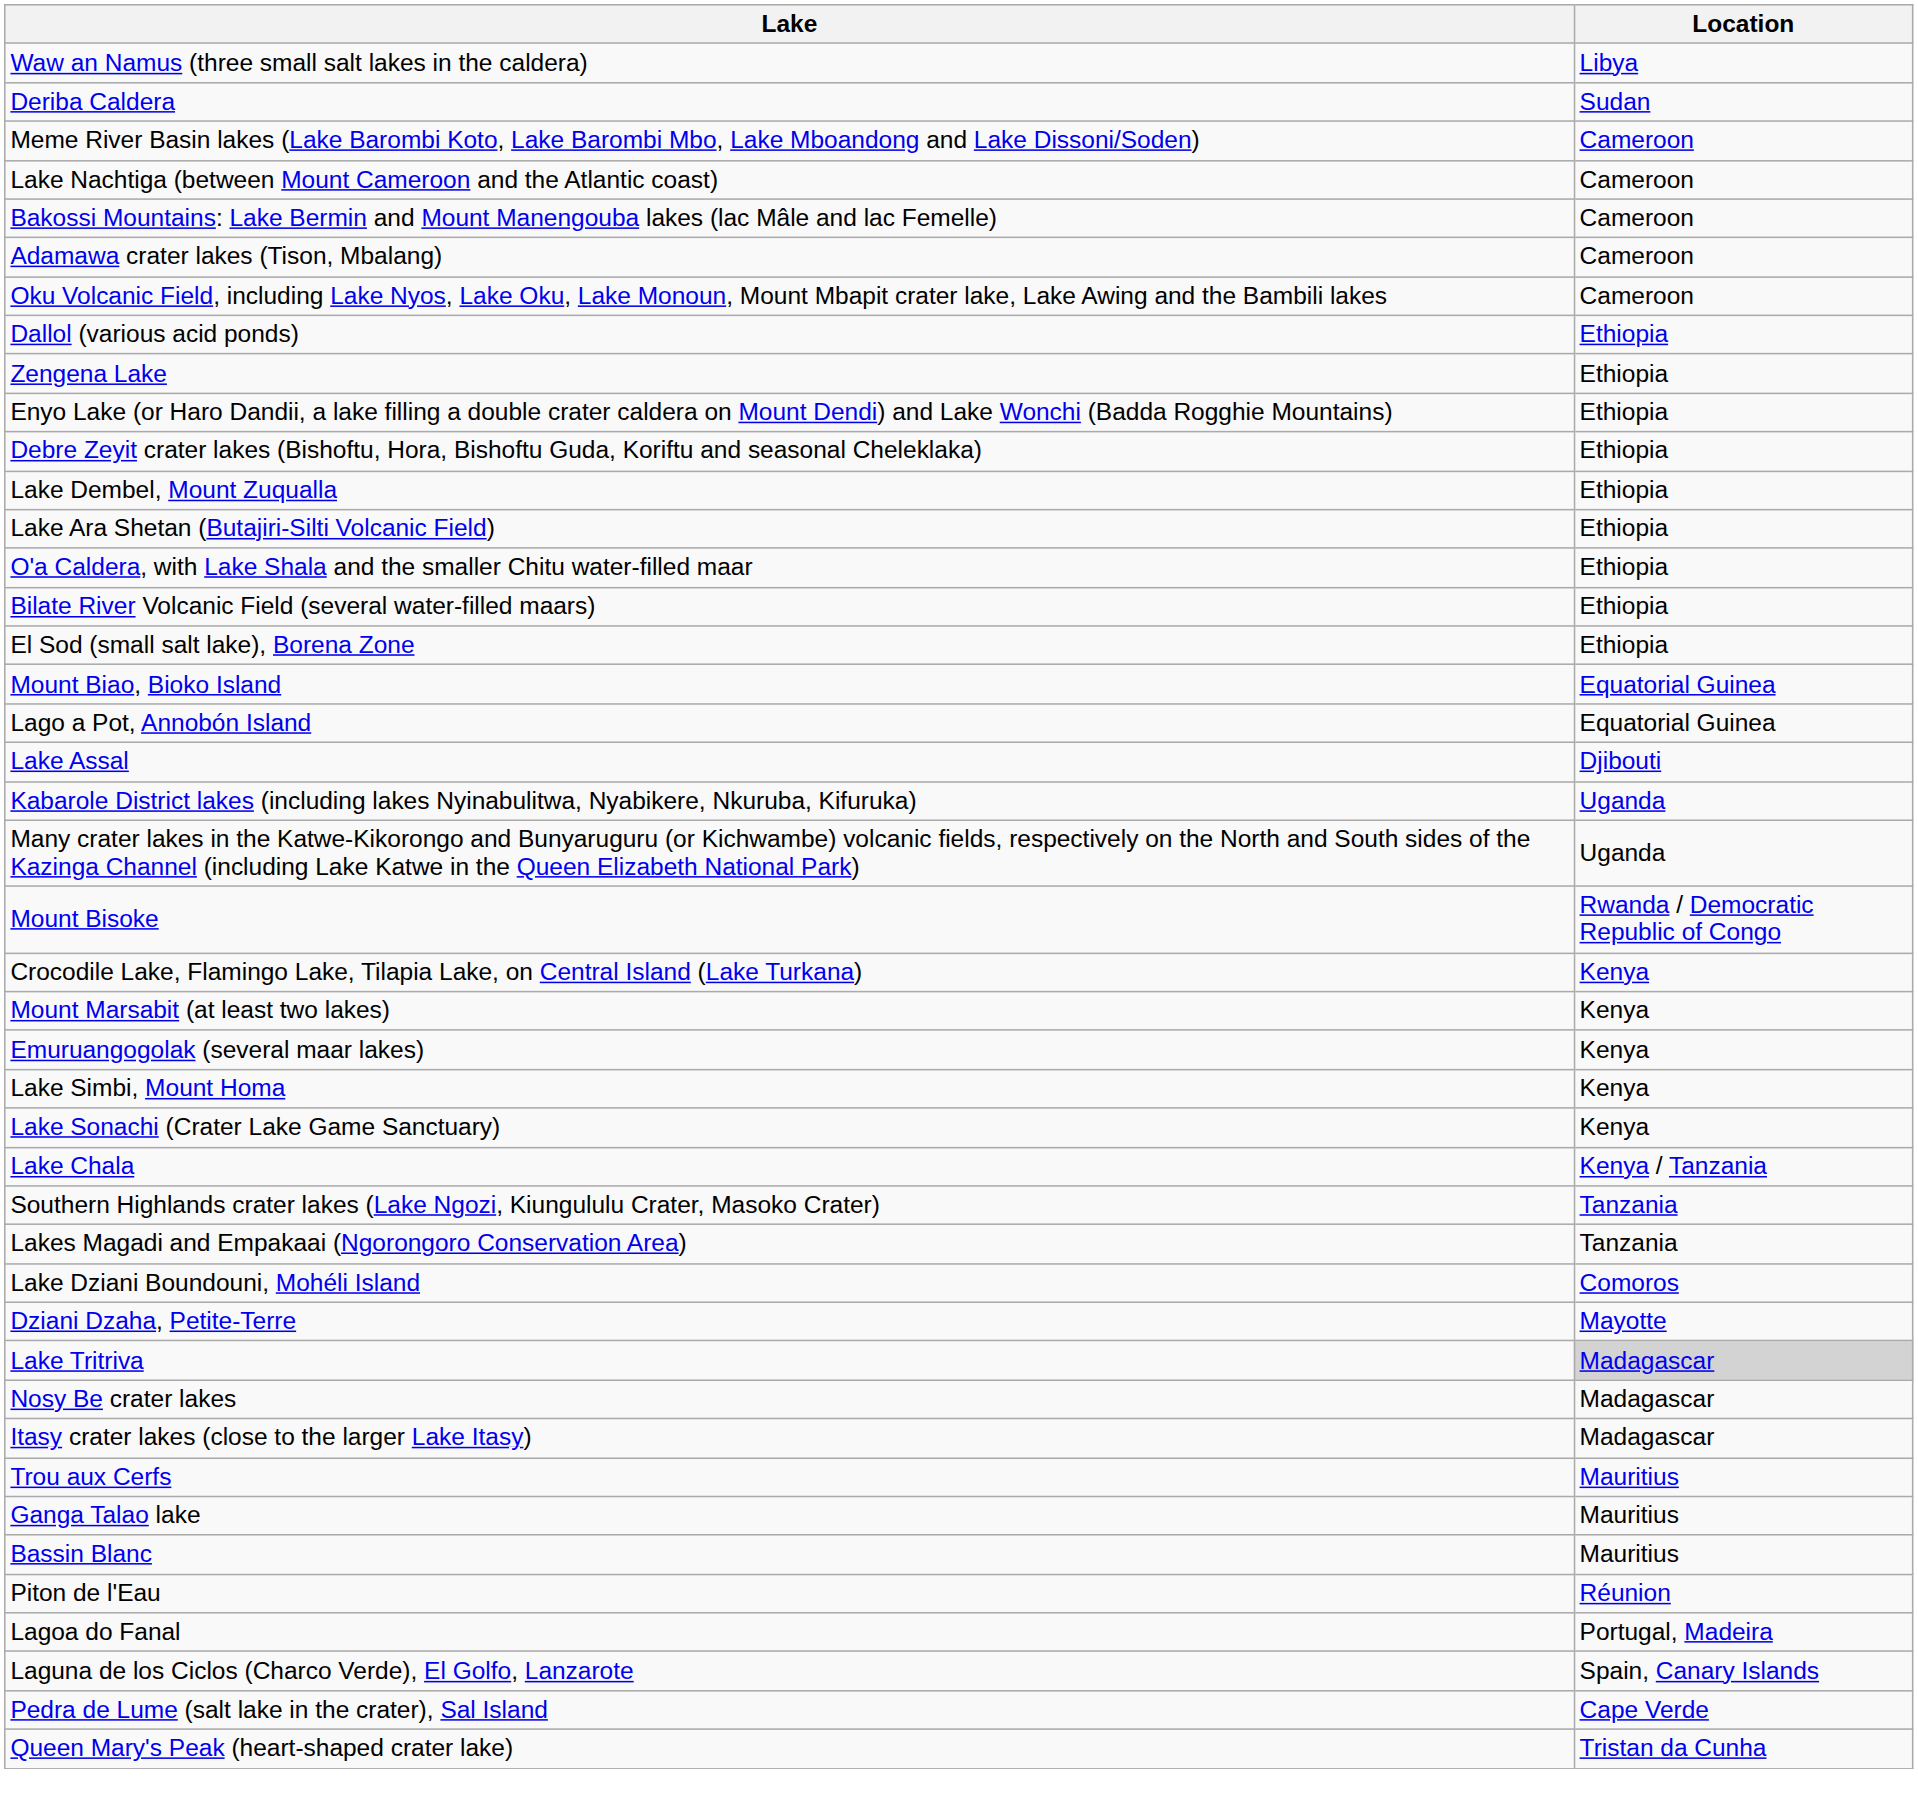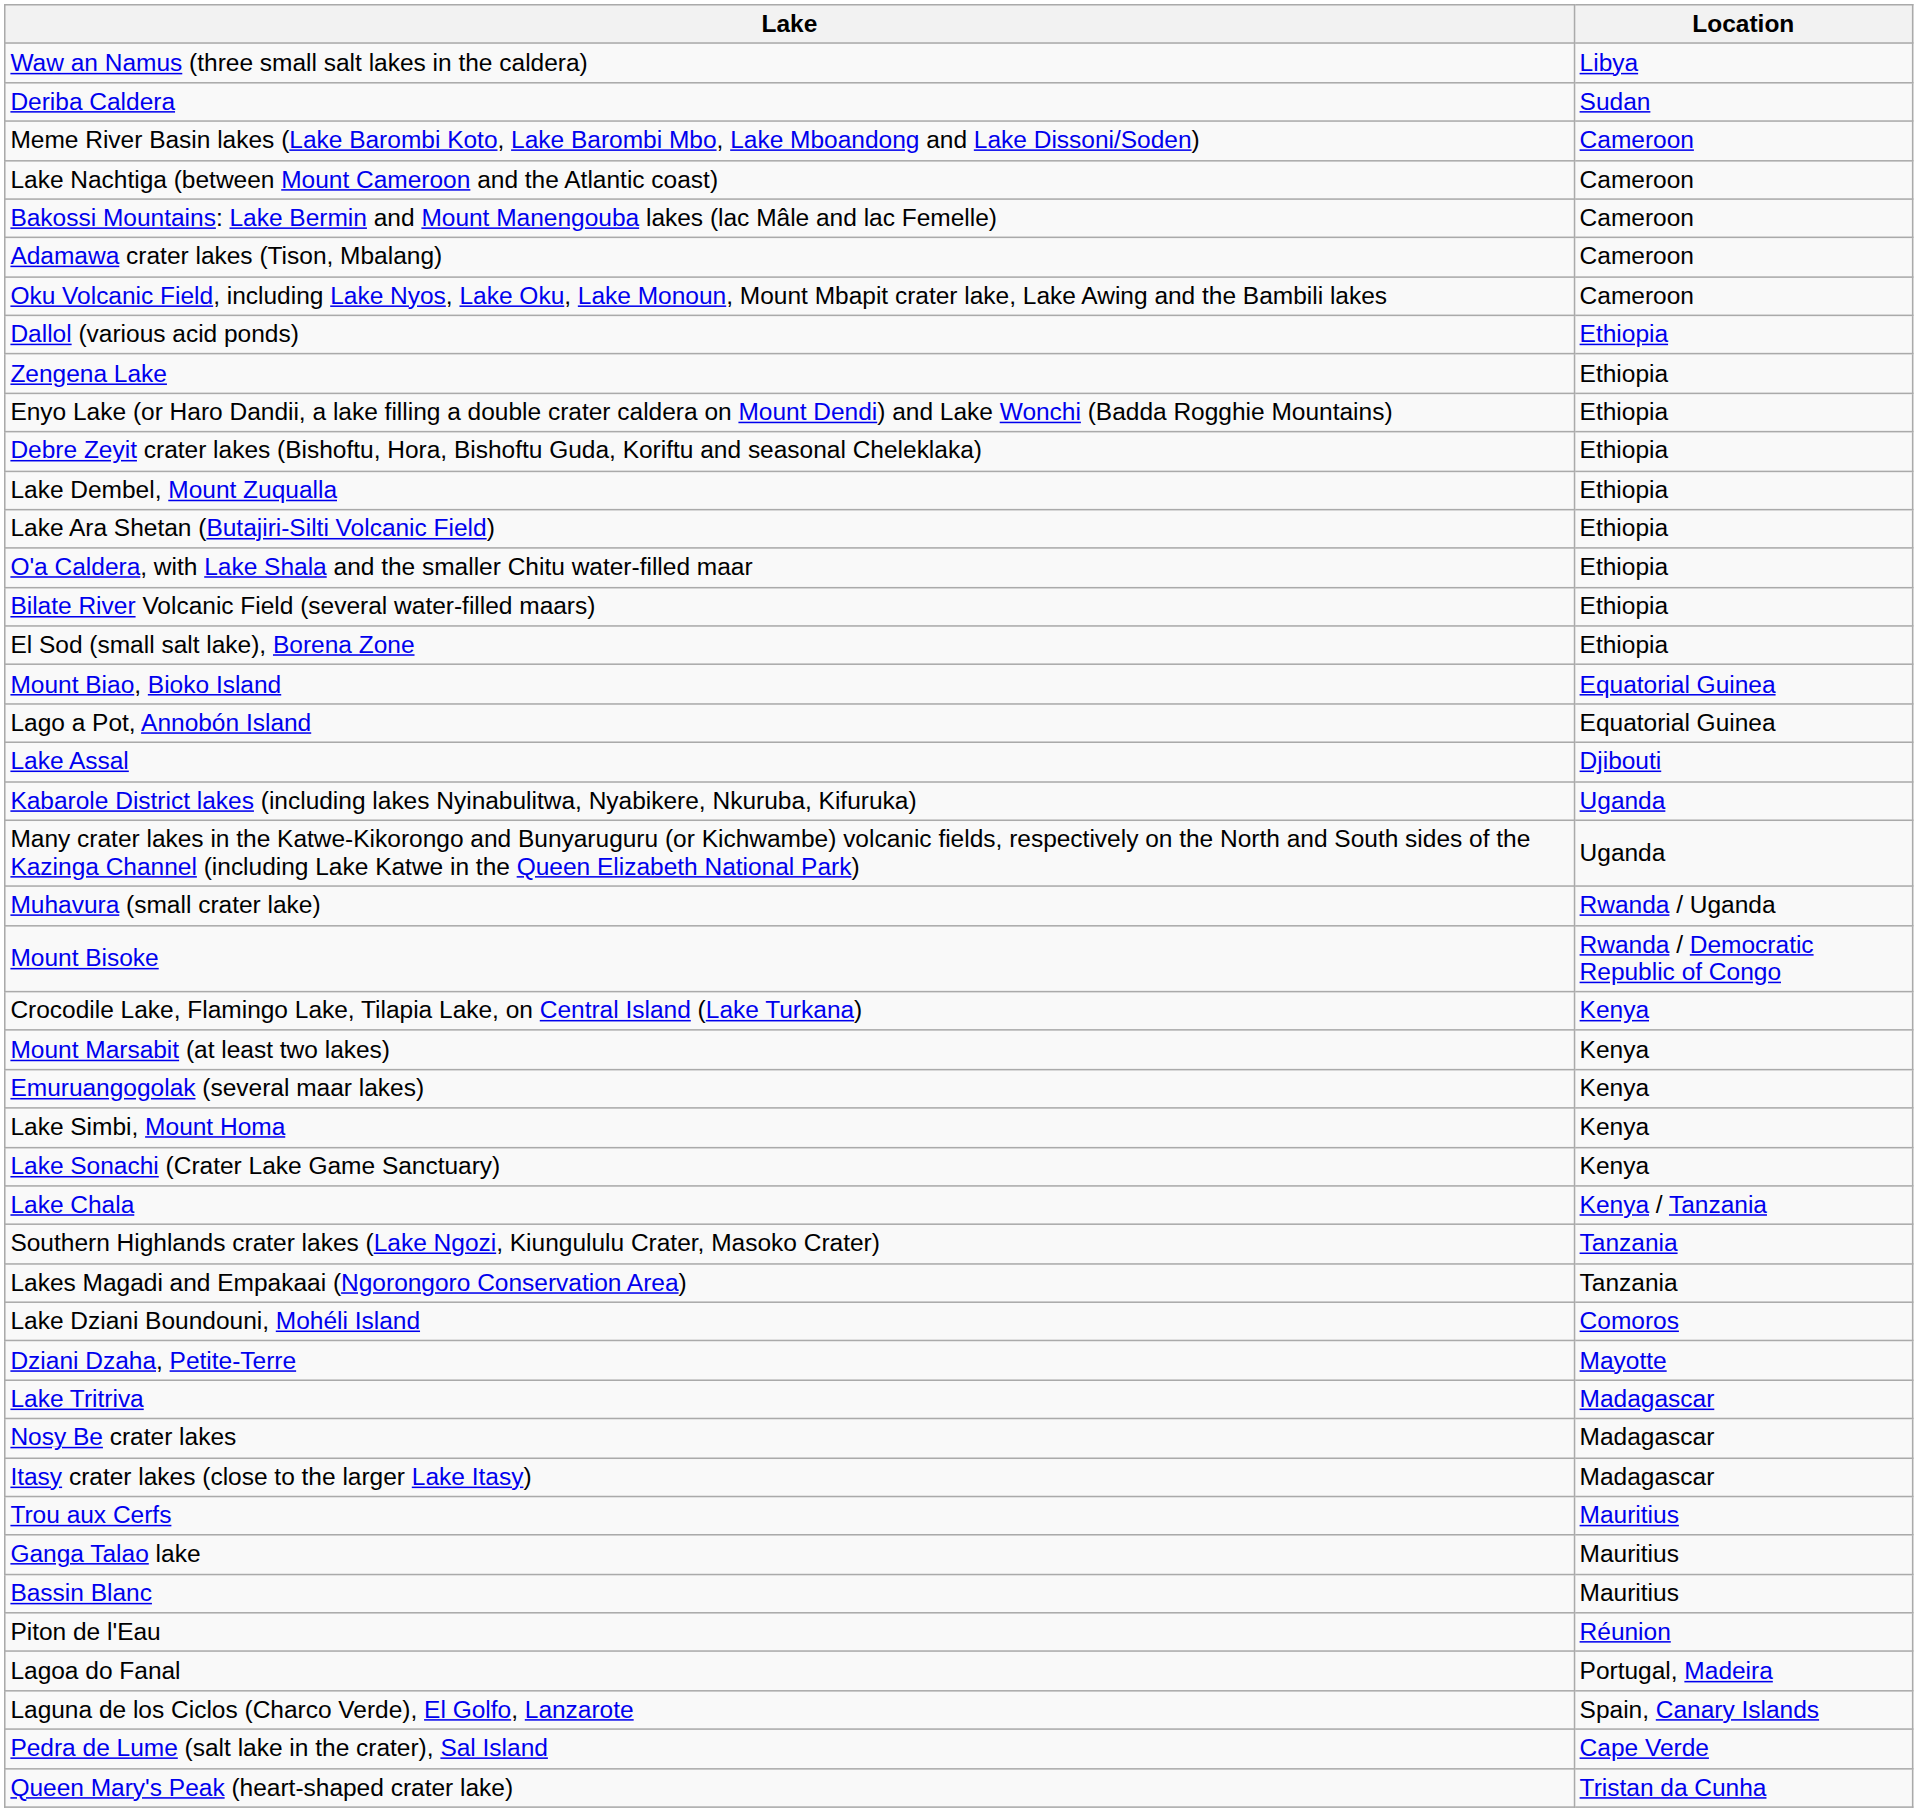+ row: (165, 905)
(1647, 1360) lightgrey background -> (1647, 1398) no background
